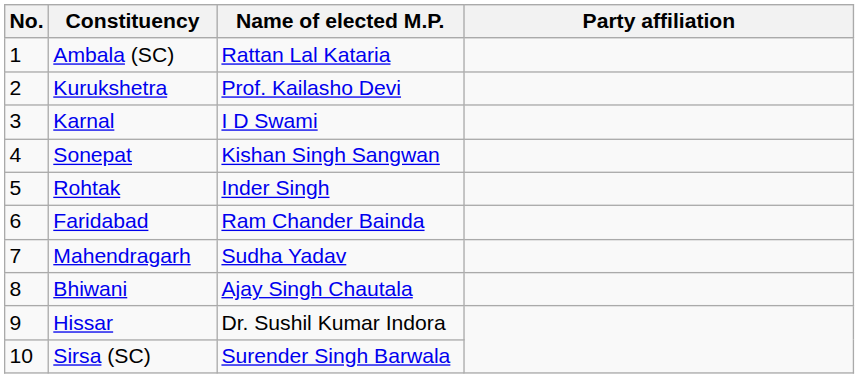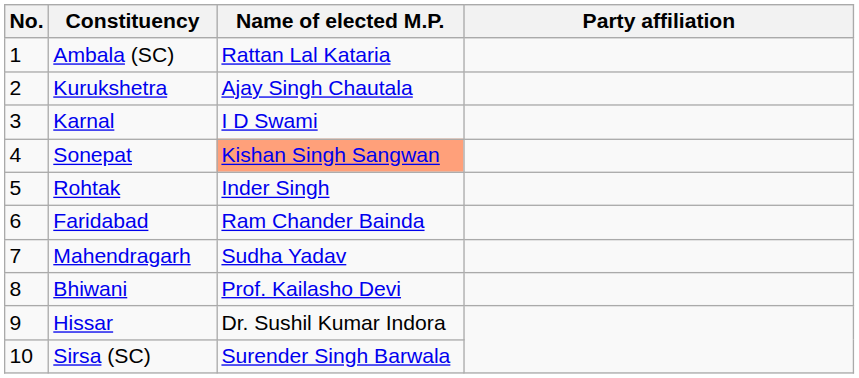(311, 88) Prof. Kailasho Devi -> (317, 88) Ajay Singh Chautala
(331, 155) no background -> (331, 155) lightsalmon background
(317, 289) Ajay Singh Chautala -> (311, 289) Prof. Kailasho Devi
